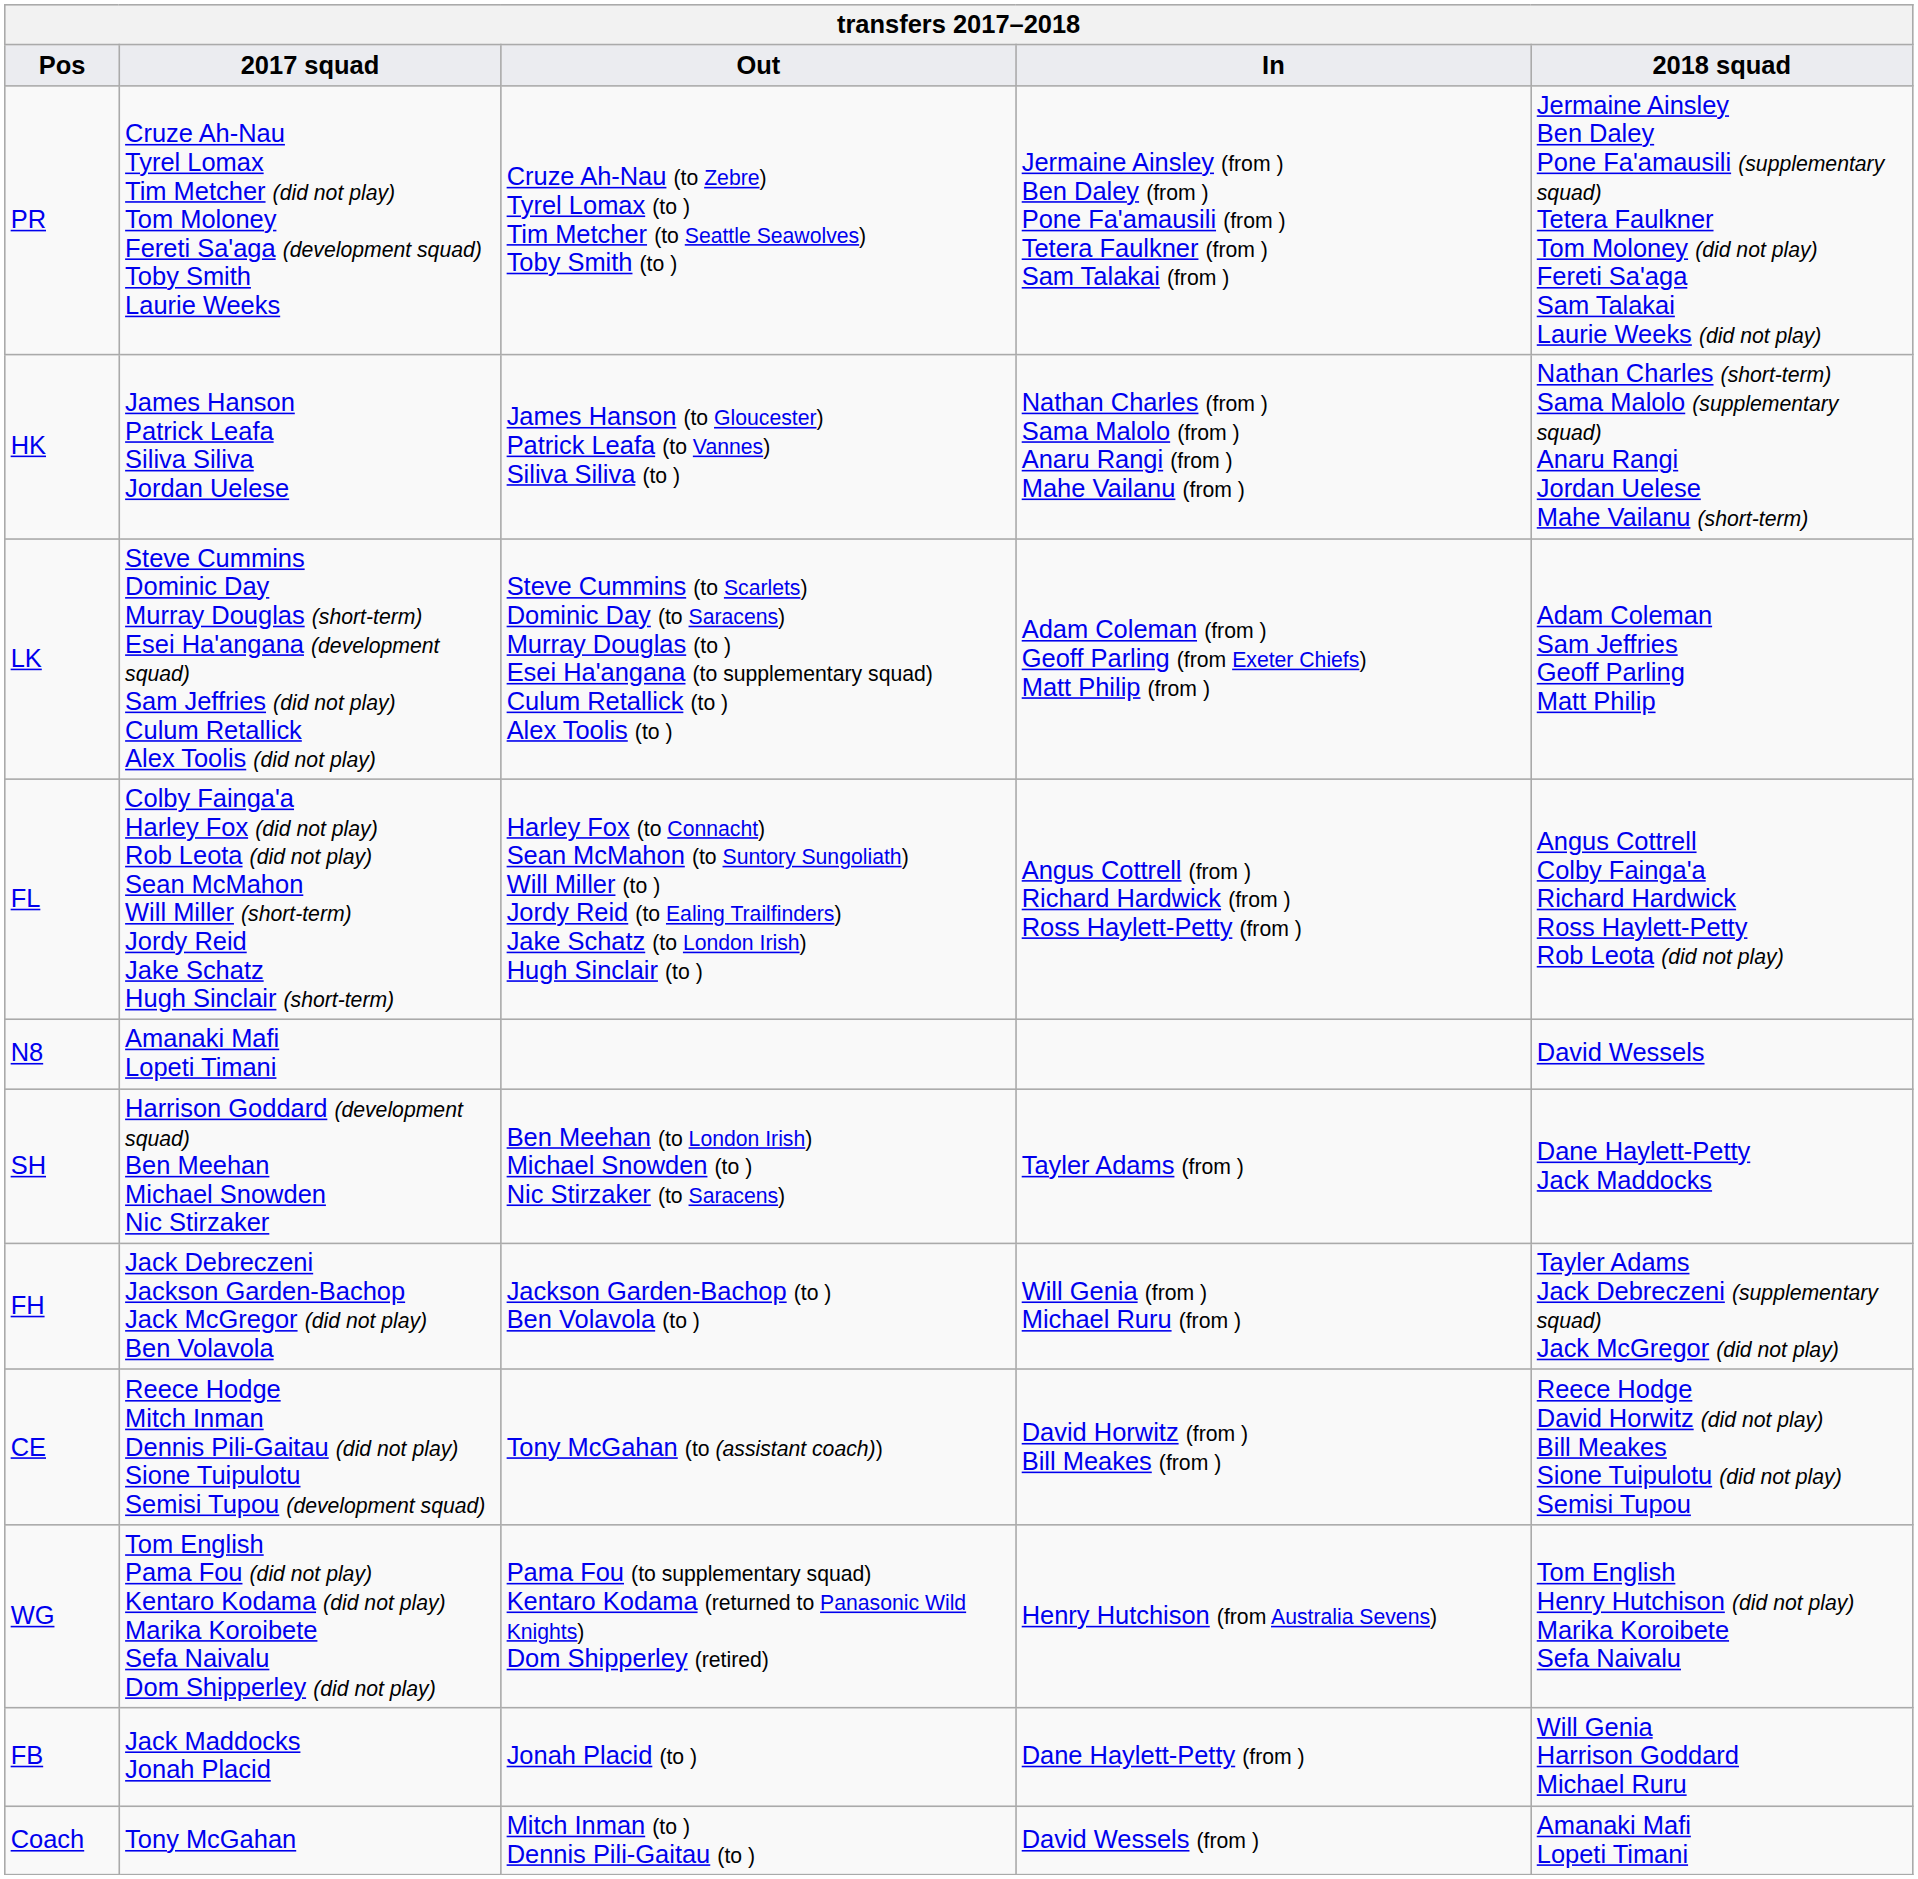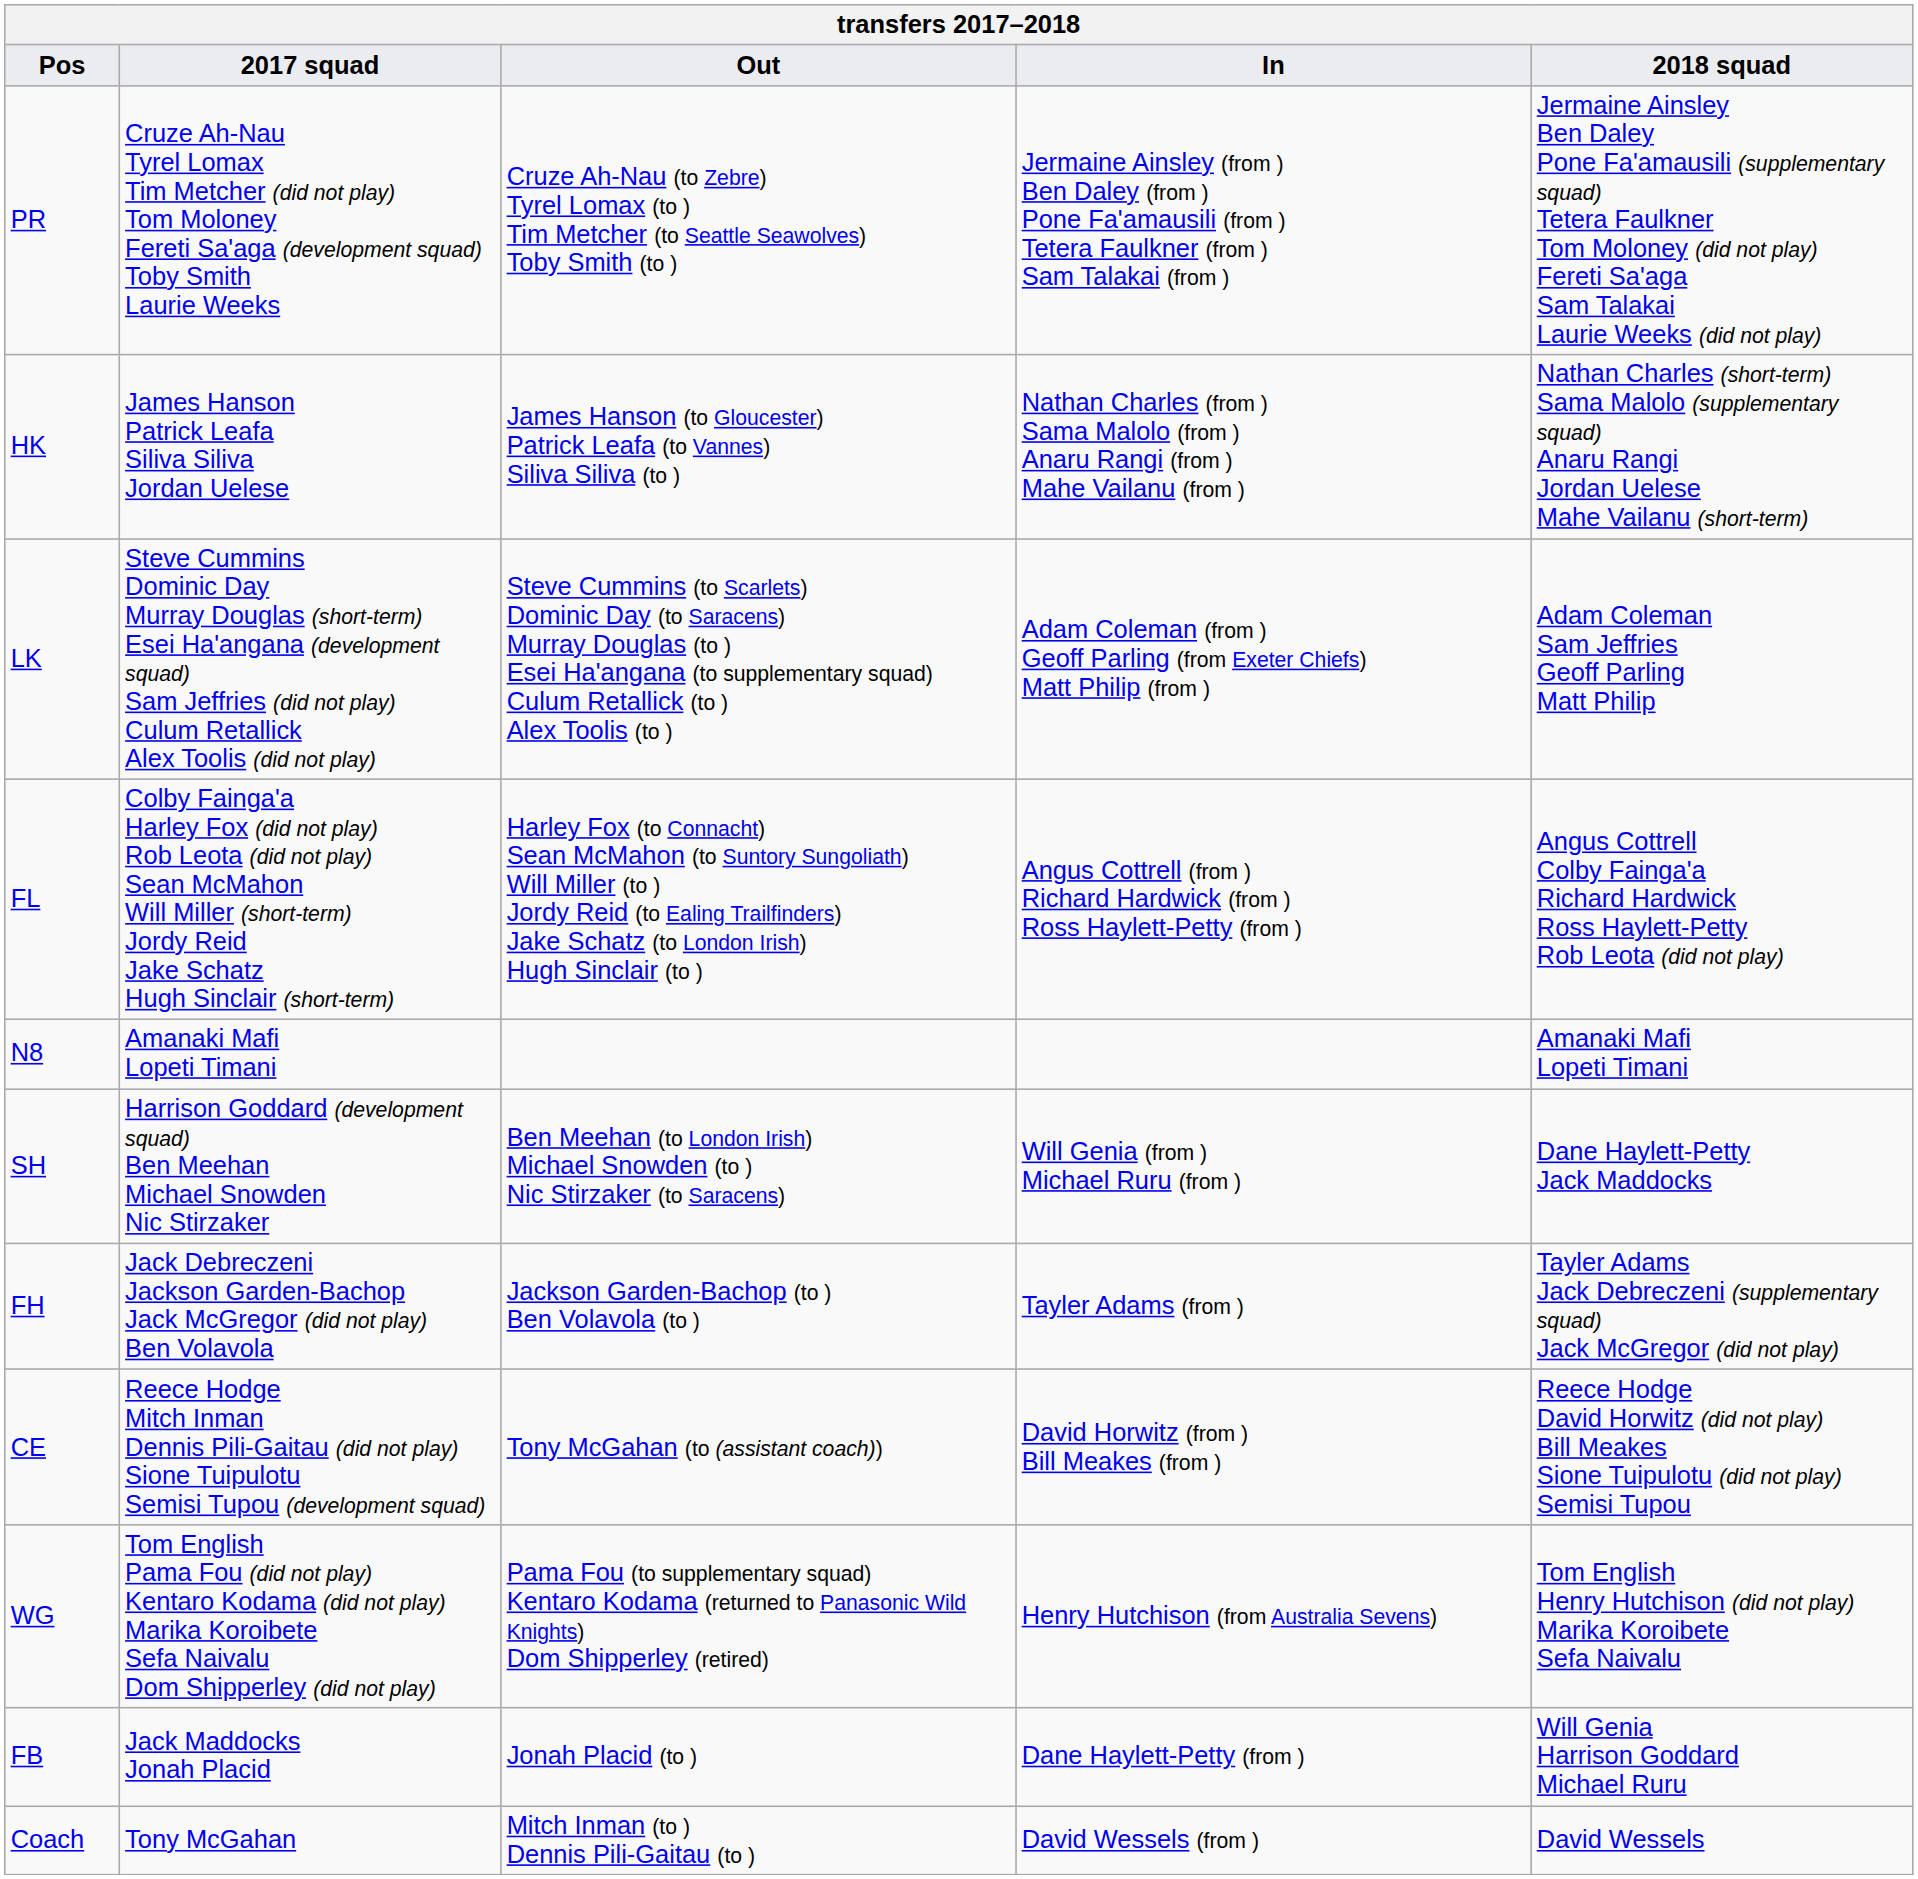(1621, 1053) David Wessels -> (1614, 1053) Amanaki Mafi Lopeti Timani
(1133, 1165) Tayler Adams (from ) -> (1131, 1165) Will Genia (from ) Michael Ruru (from )
(1131, 1306) Will Genia (from ) Michael Ruru (from ) -> (1133, 1306) Tayler Adams (from )
(1614, 1839) Amanaki Mafi Lopeti Timani -> (1621, 1839) David Wessels
